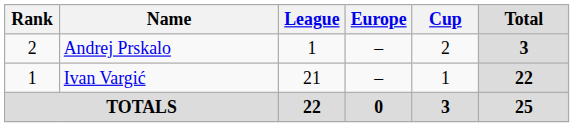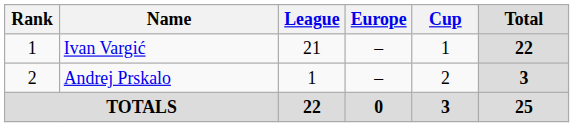rows swapped: (105, 77) <-> (117, 48)
